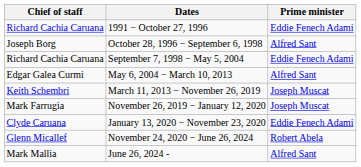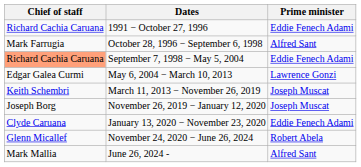(31, 43) Joseph Borg -> (35, 43) Mark Farrugia
(55, 59) no background -> (55, 59) lightsalmon background
(293, 75) Alfred Sant -> (303, 75) Lawrence Gonzi
(35, 106) Mark Farrugia -> (31, 106) Joseph Borg
